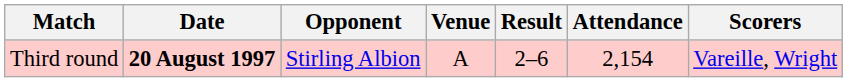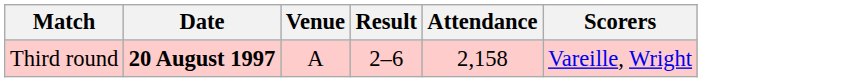- column: (353, 22)
(628, 58) 2,154 -> (482, 58) 2,158
